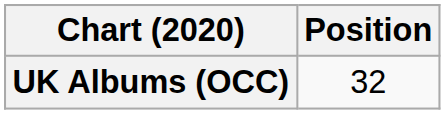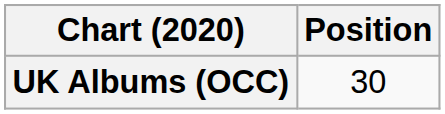(368, 81) 32 -> (368, 81) 30
